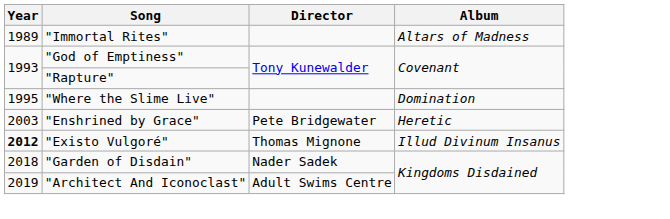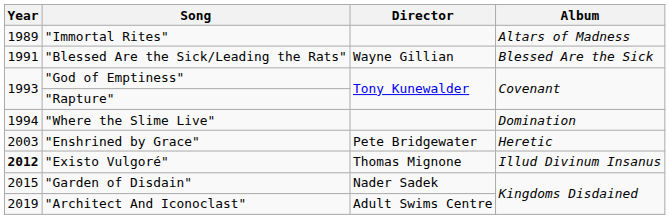+ row: (196, 57)
(23, 99) 1995 -> (23, 120) 1994
(23, 162) 2018 -> (23, 183) 2015
